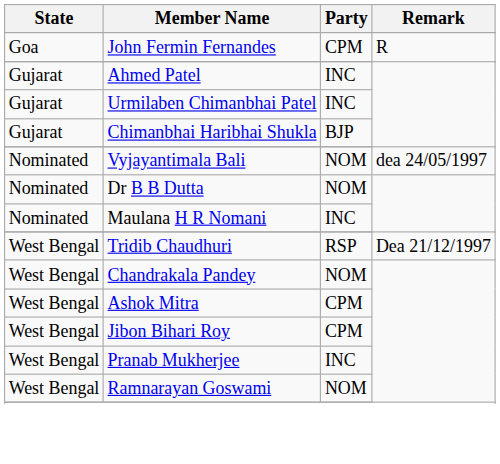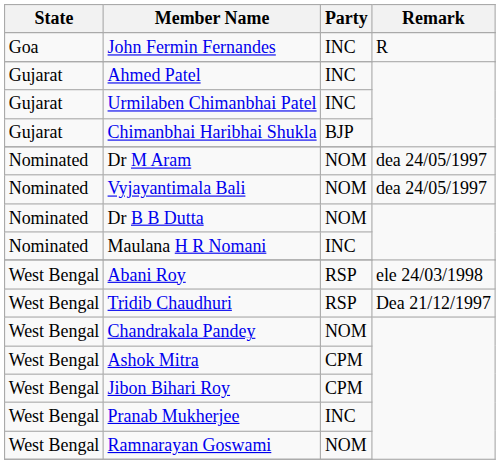(344, 47) CPM -> (340, 47) INC
+ row: (149, 160)
+ row: (147, 274)
